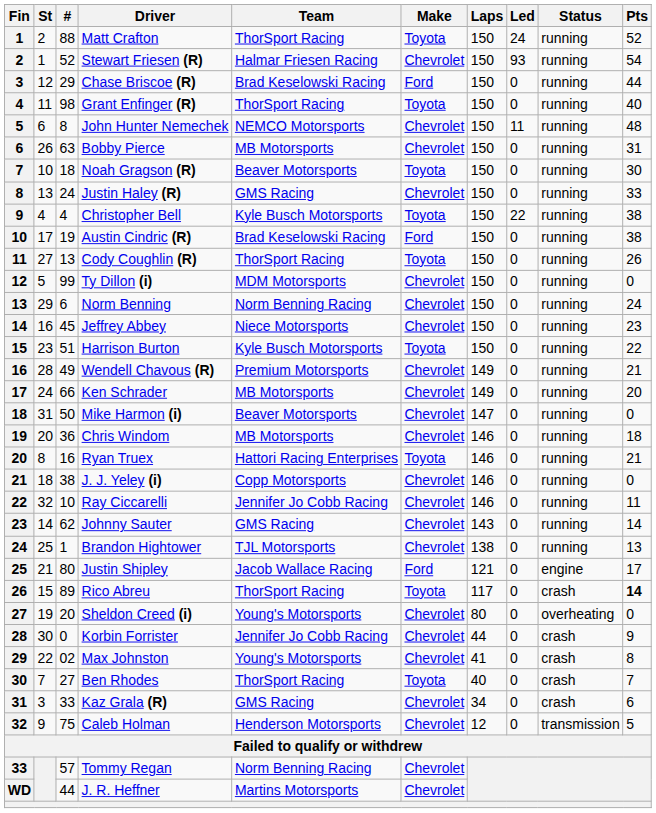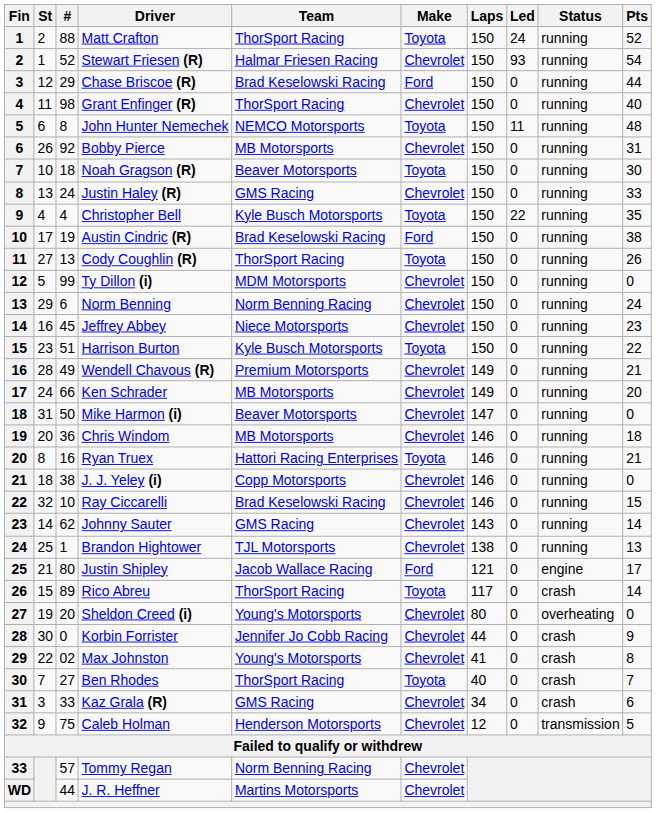(425, 104) Toyota -> (434, 104) Chevrolet
(434, 126) Chevrolet -> (425, 126) Toyota
(67, 149) 63 -> (67, 149) 92
(634, 215) 38 -> (634, 215) 35
(311, 503) Jennifer Jo Cobb Racing -> (310, 503) Brad Keselowski Racing
(633, 503) 11 -> (634, 503) 15
(634, 591) bold -> (634, 591) normal
